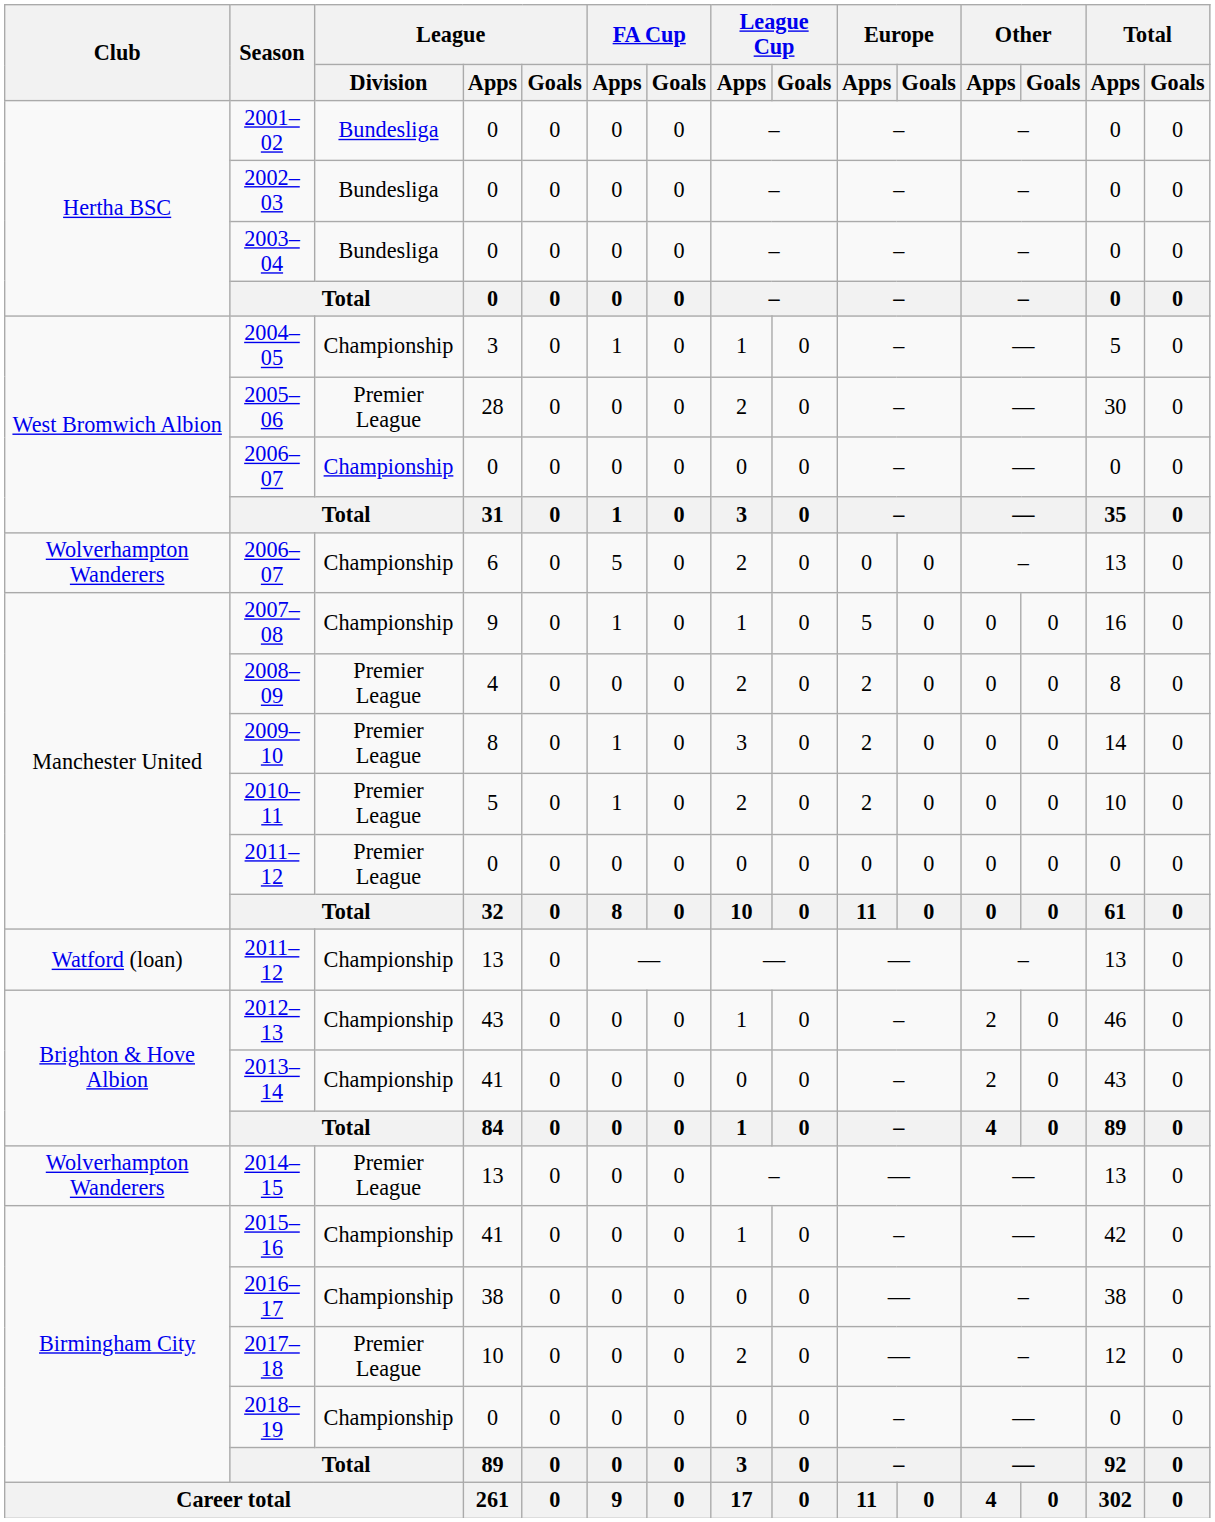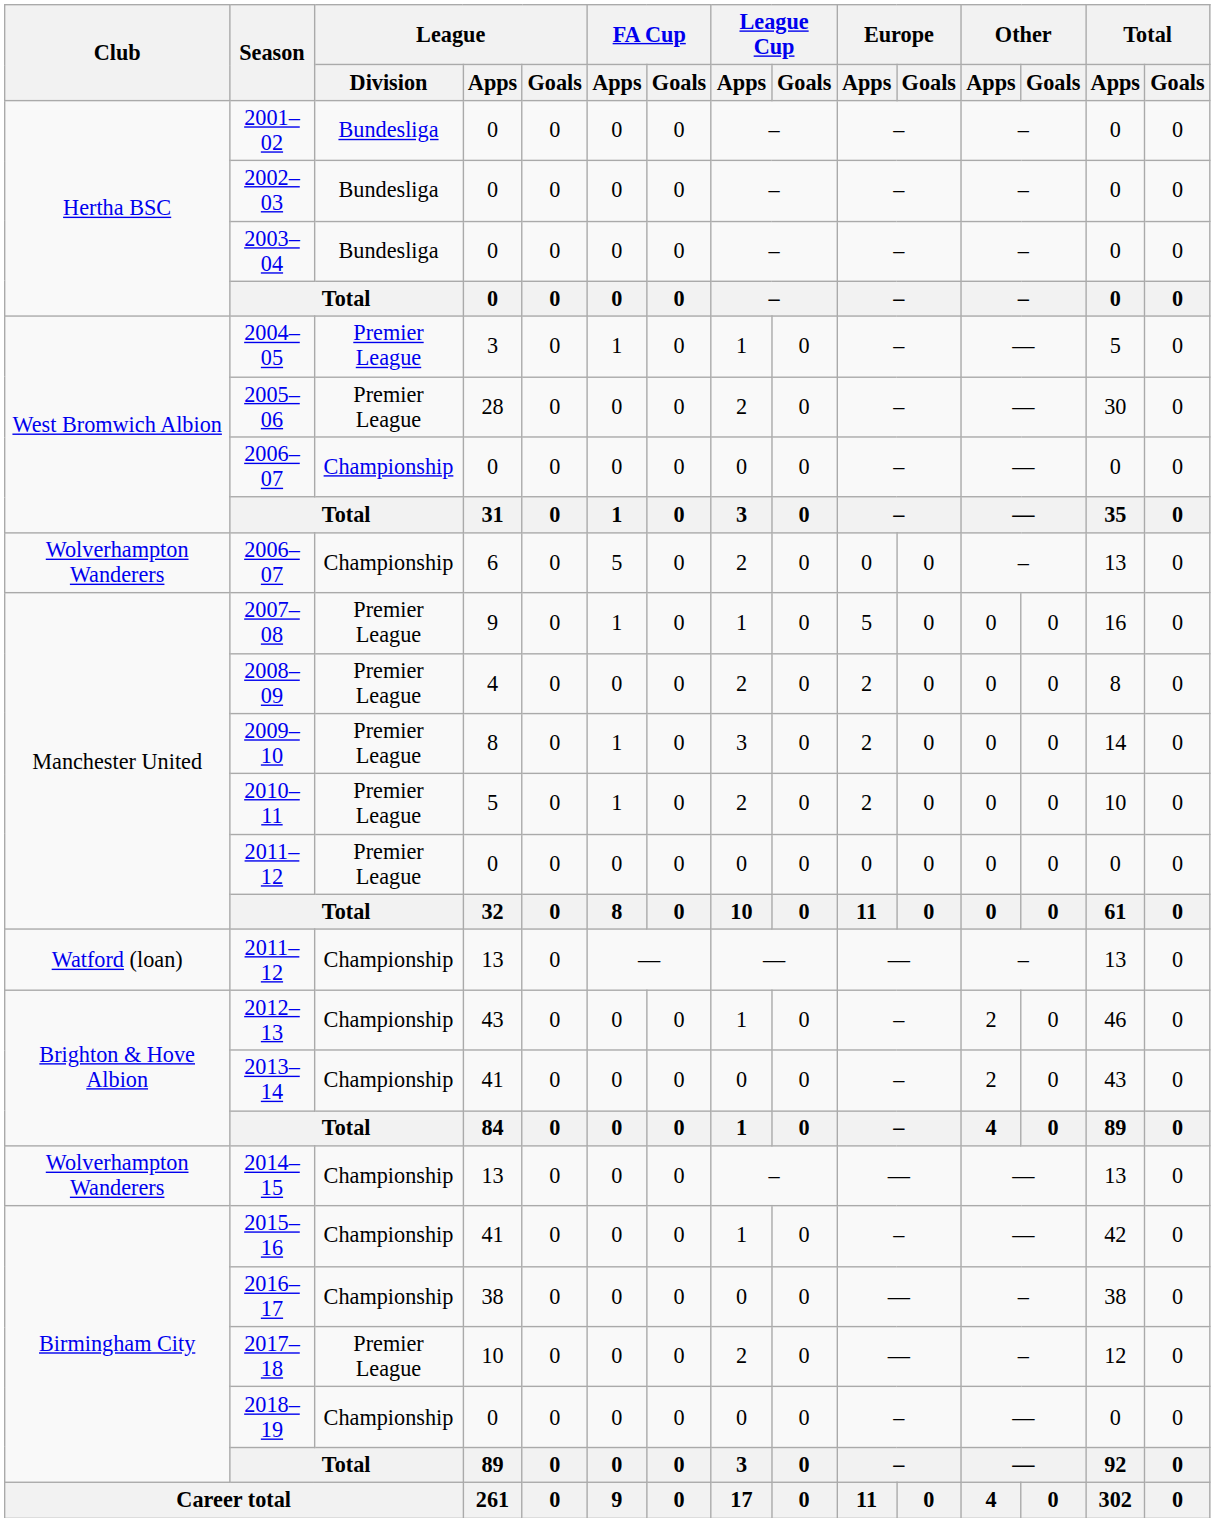(388, 346) Championship -> (388, 346) Premier League
(388, 622) Championship -> (388, 622) Premier League
(388, 1175) Premier League -> (388, 1175) Championship
